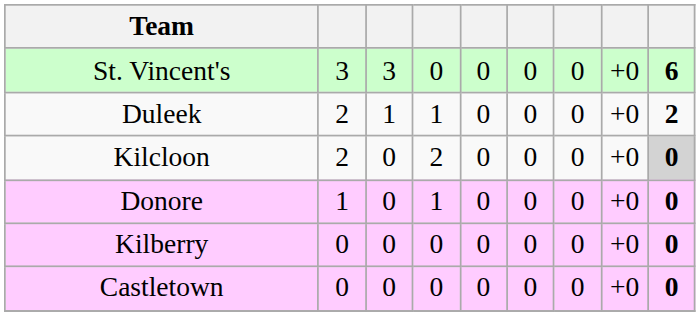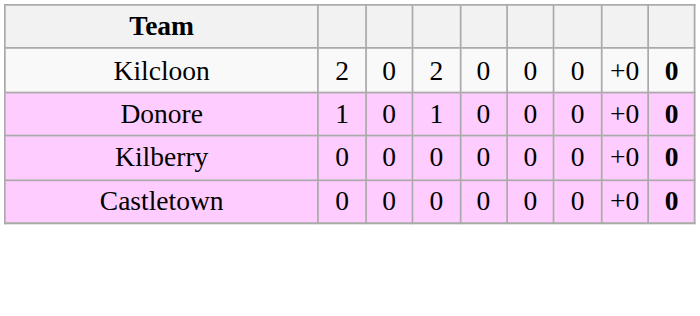- row: (162, 69)
- row: (162, 113)
(672, 157) lightgrey background -> (672, 69) no background
